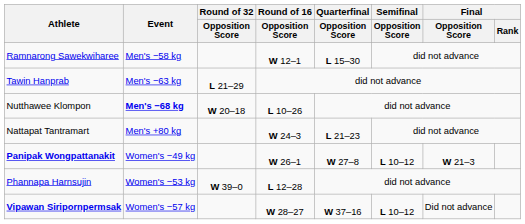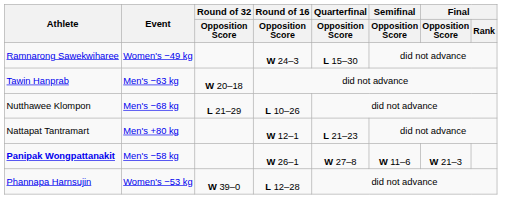(153, 56) Men's −58 kg -> (158, 56) Women's −49 kg
(285, 61) W 12–1 -> (283, 61) W 24–3
(226, 86) L 21–29 -> (224, 86) W 20–18
(155, 106) bold -> (151, 106) normal
(226, 111) W 20–18 -> (224, 111) L 21–29
(285, 137) W 24–3 -> (283, 137) W 12–1
(160, 157) Women's −49 kg -> (151, 157) Men's −58 kg
(397, 162) L 10–12 -> (395, 162) W 11–6
- row: (64, 207)
